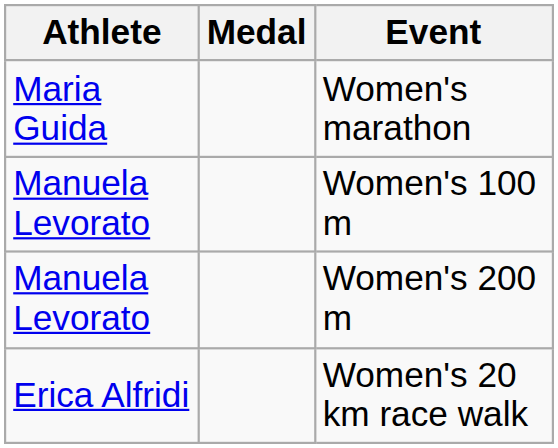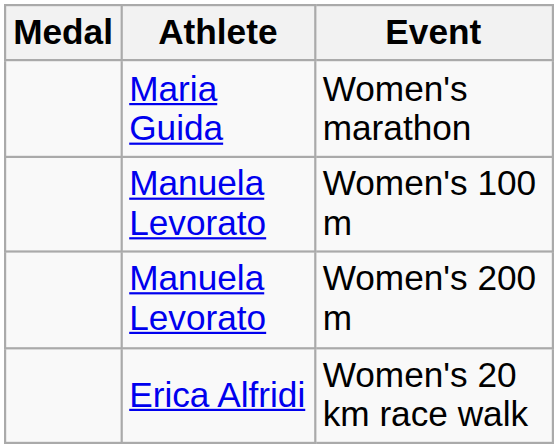columns swapped: (257, 32) <-> (102, 32)
